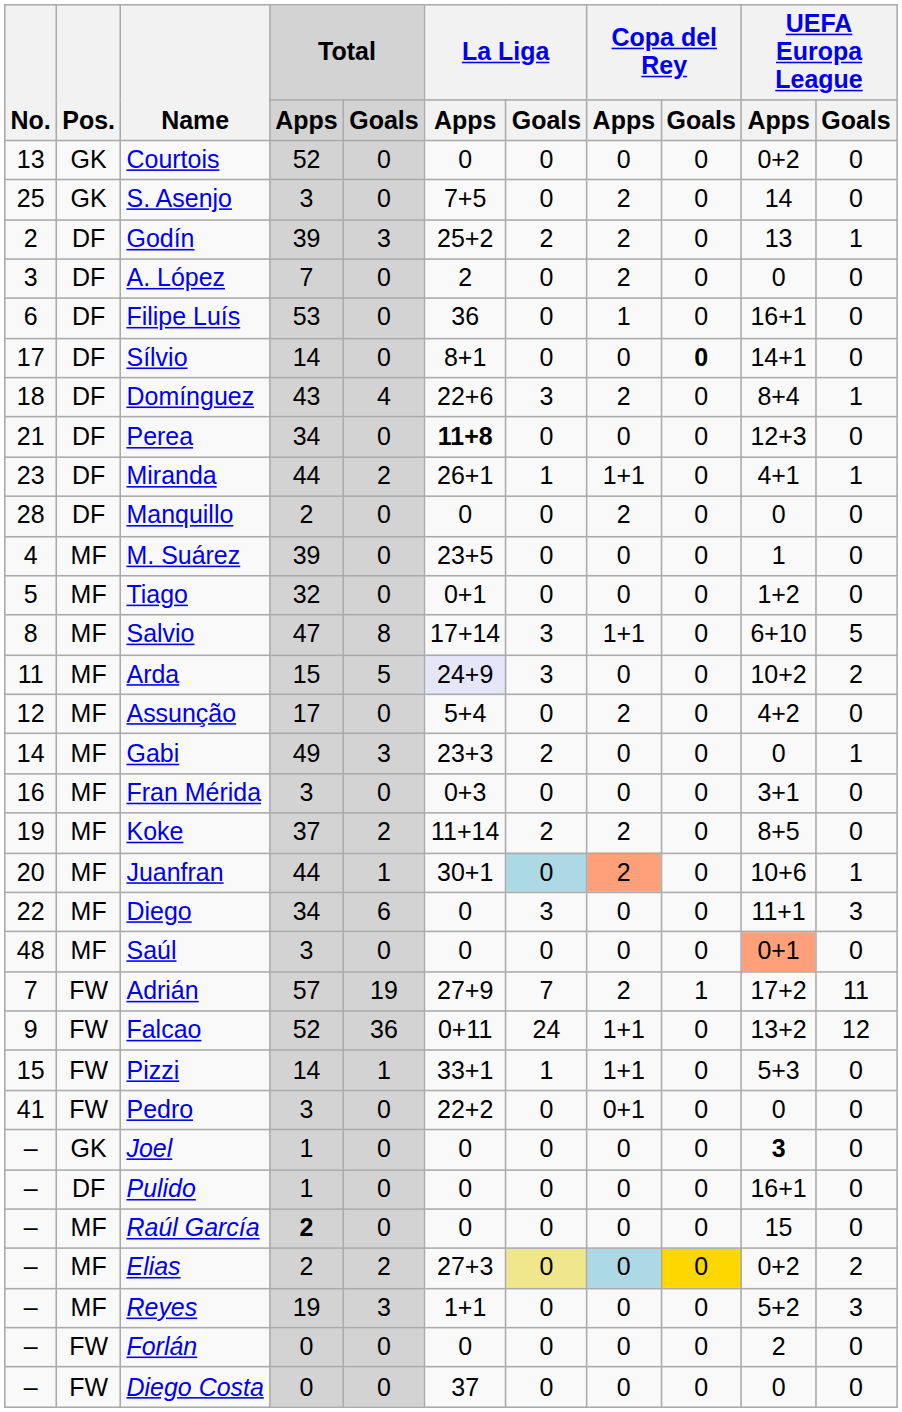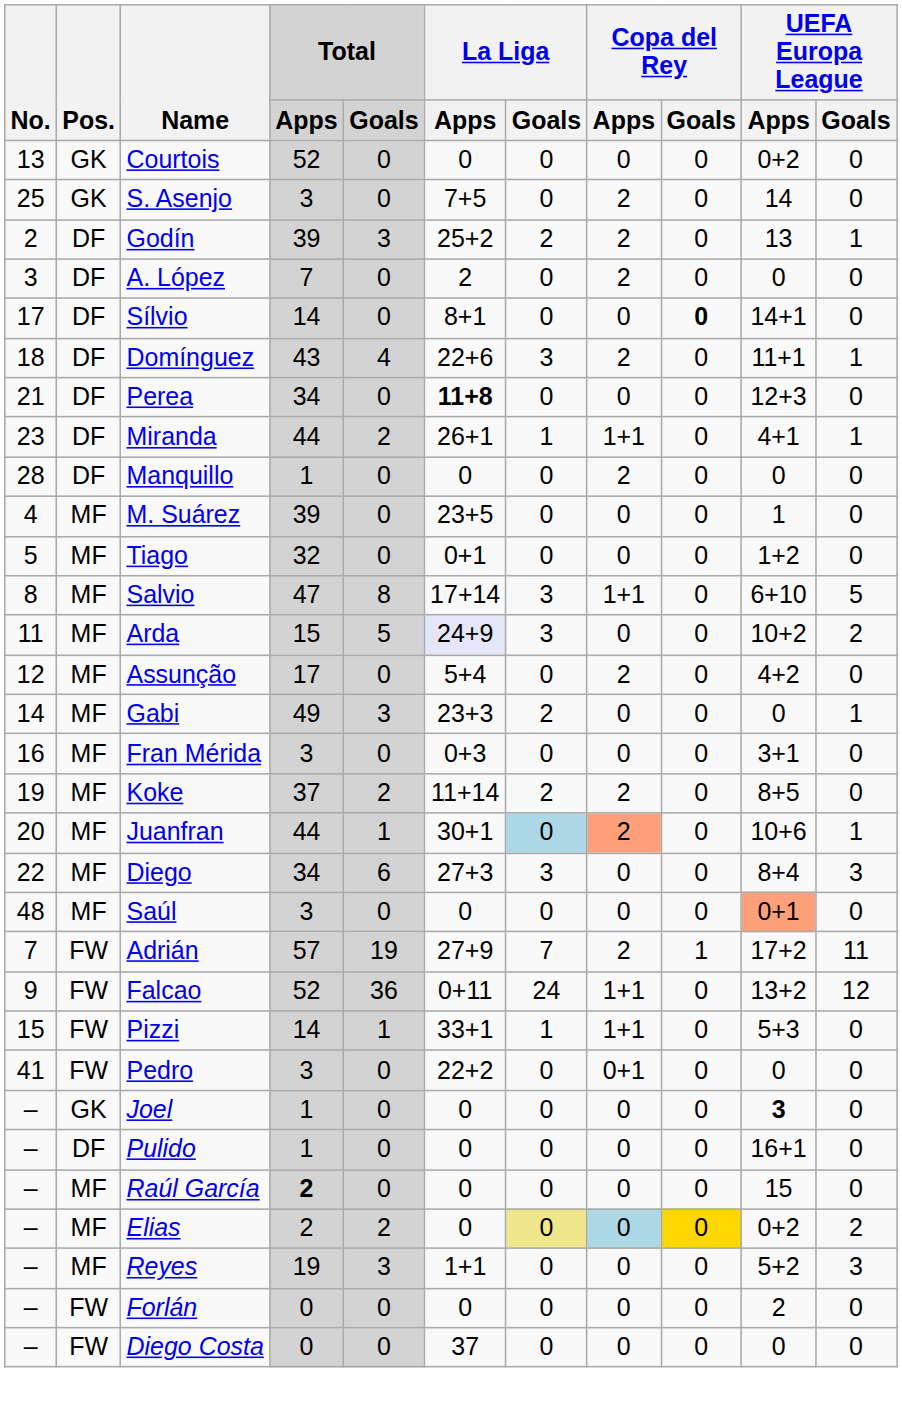- row: (183, 317)
(779, 397) 8+4 -> (779, 357) 11+1
(307, 515) 2 -> (307, 476) 1
(465, 911) 0 -> (465, 872) 27+3
(779, 911) 11+1 -> (779, 872) 8+4
(465, 1268) 27+3 -> (465, 1228) 0
